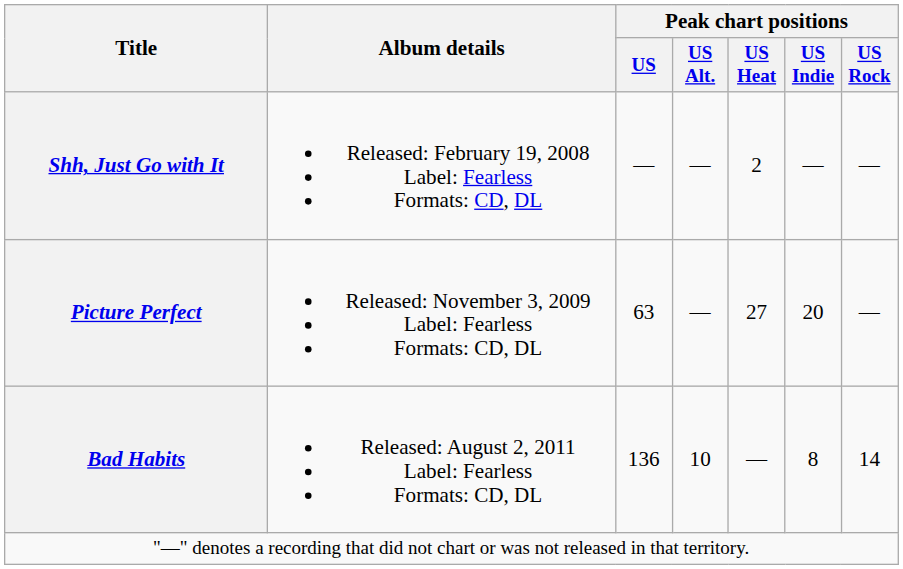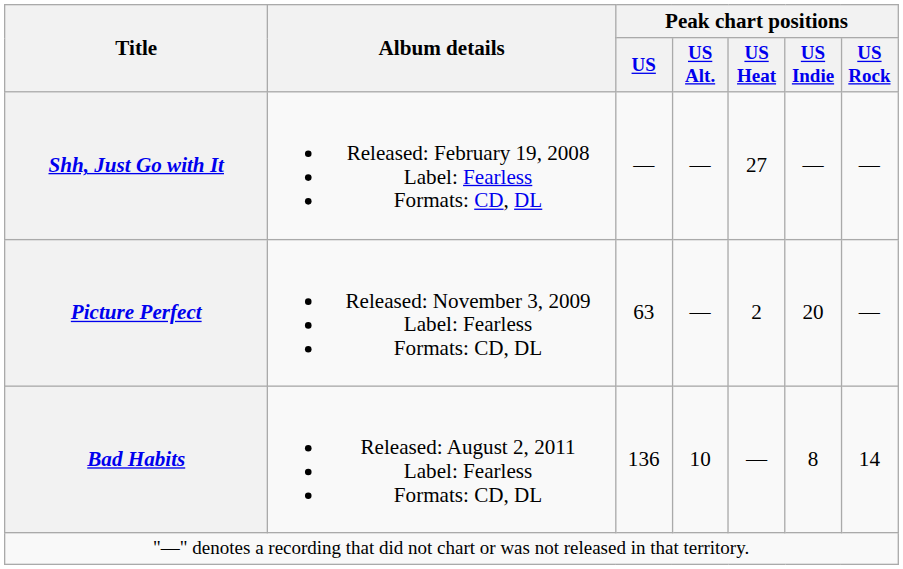(757, 165) 2 -> (757, 165) 27
(757, 312) 27 -> (757, 312) 2
